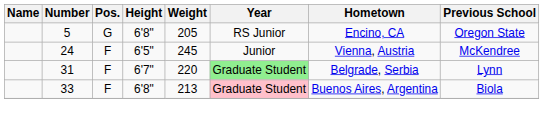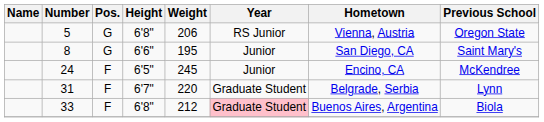(187, 32) 205 -> (187, 32) 206
(375, 32) Encino, CA -> (375, 32) Vienna, Austria
+ row: (67, 51)
(375, 51) Vienna, Austria -> (375, 70) Encino, CA
(259, 70) lightgreen background -> (259, 88) no background
(187, 88) 213 -> (187, 107) 212
